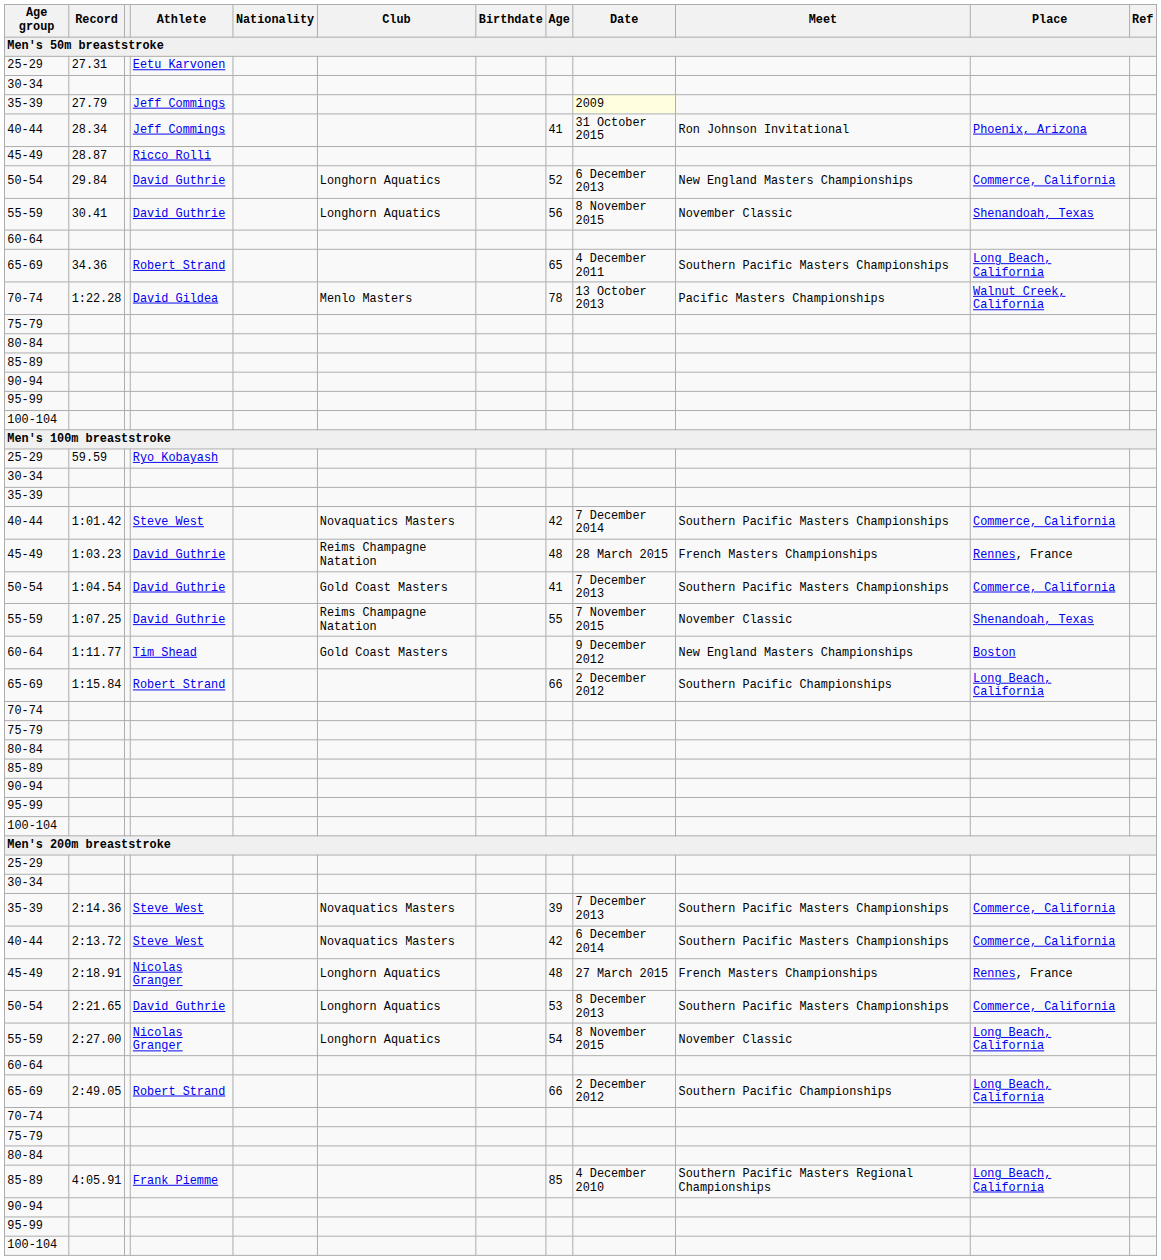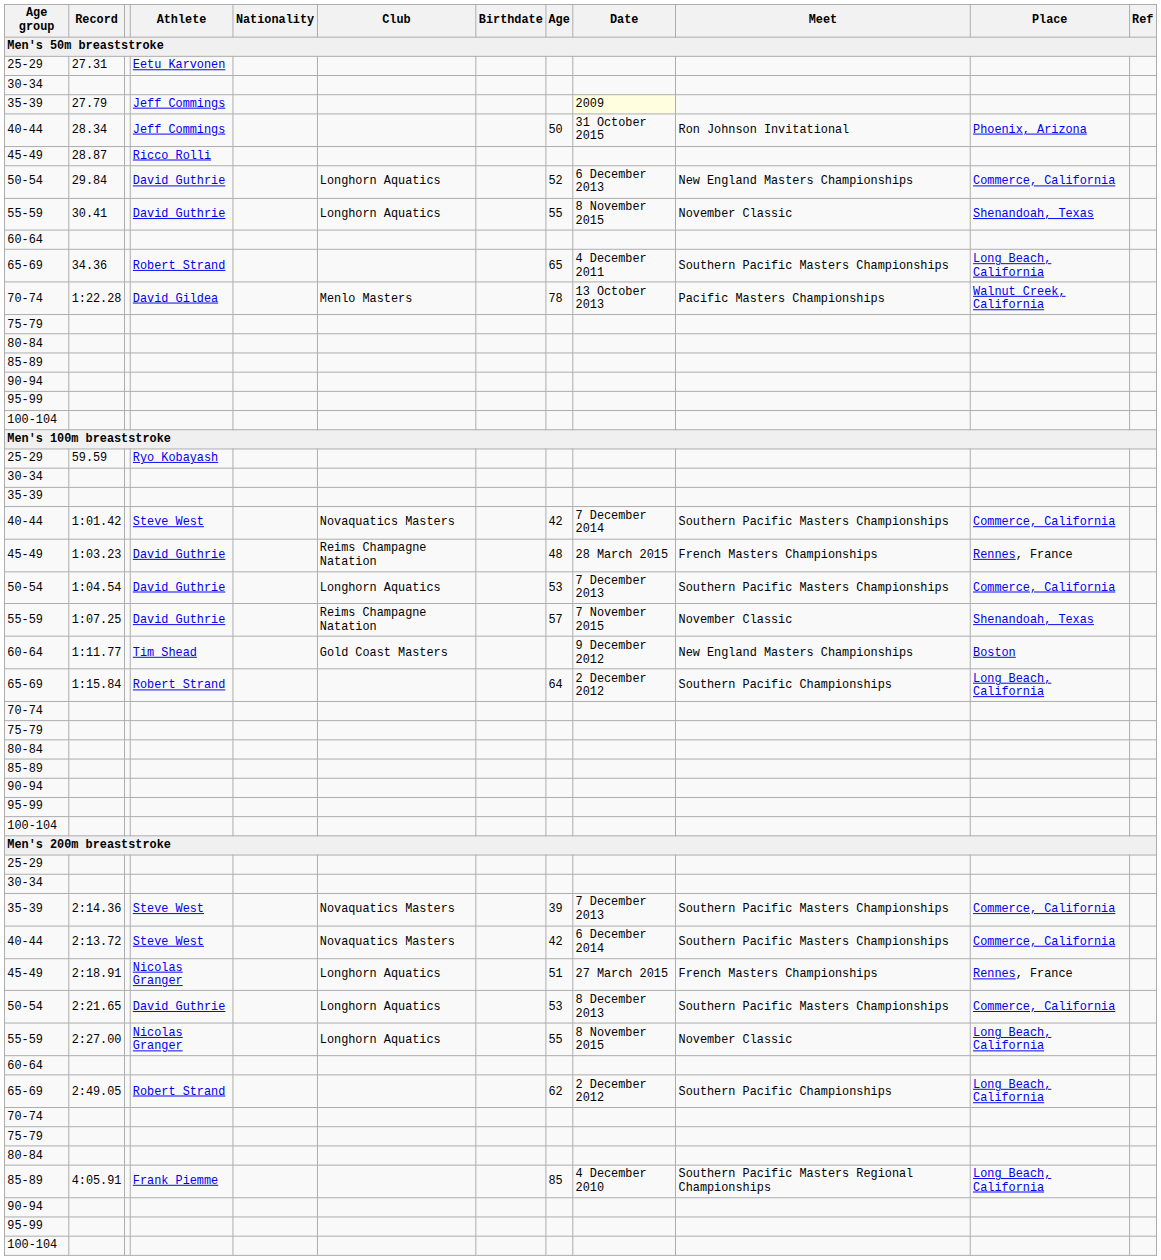(556, 130) 41 -> (556, 130) 50
(556, 215) 56 -> (556, 215) 55
(384, 588) Gold Coast Masters -> (380, 588) Longhorn Aquatics
(556, 588) 41 -> (556, 588) 53
(556, 621) 55 -> (556, 621) 57
(556, 686) 66 -> (556, 686) 64
(556, 975) 48 -> (556, 975) 51
(556, 1040) 54 -> (556, 1040) 55
(556, 1092) 66 -> (556, 1092) 62
